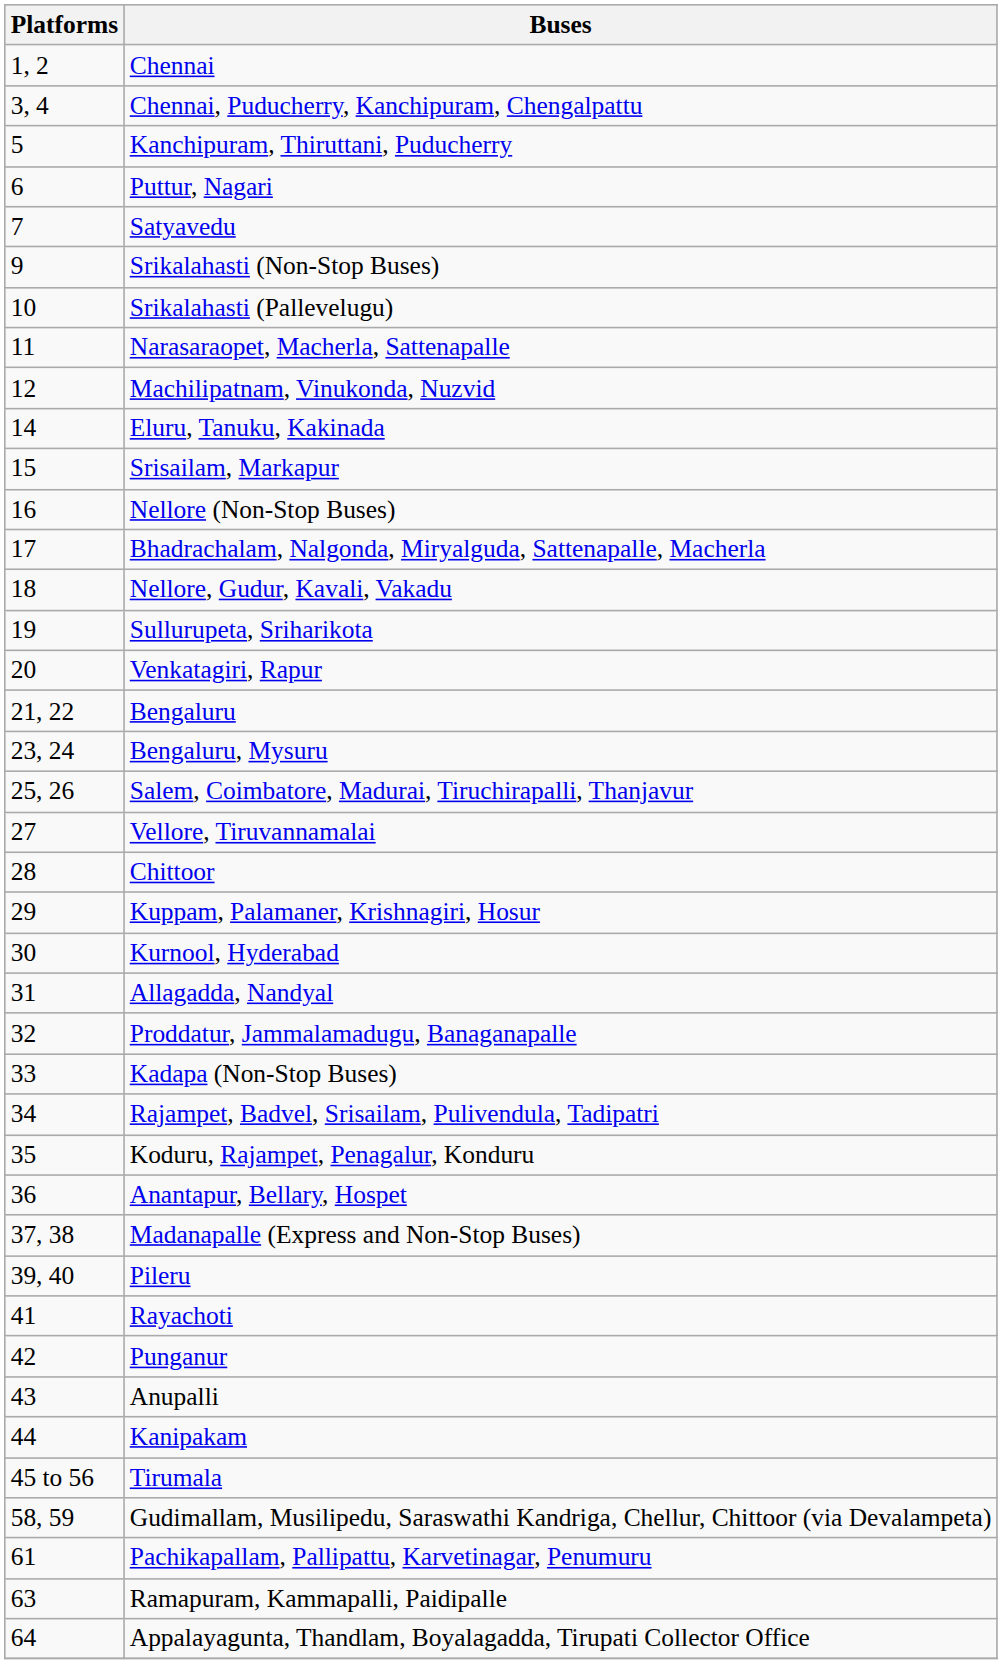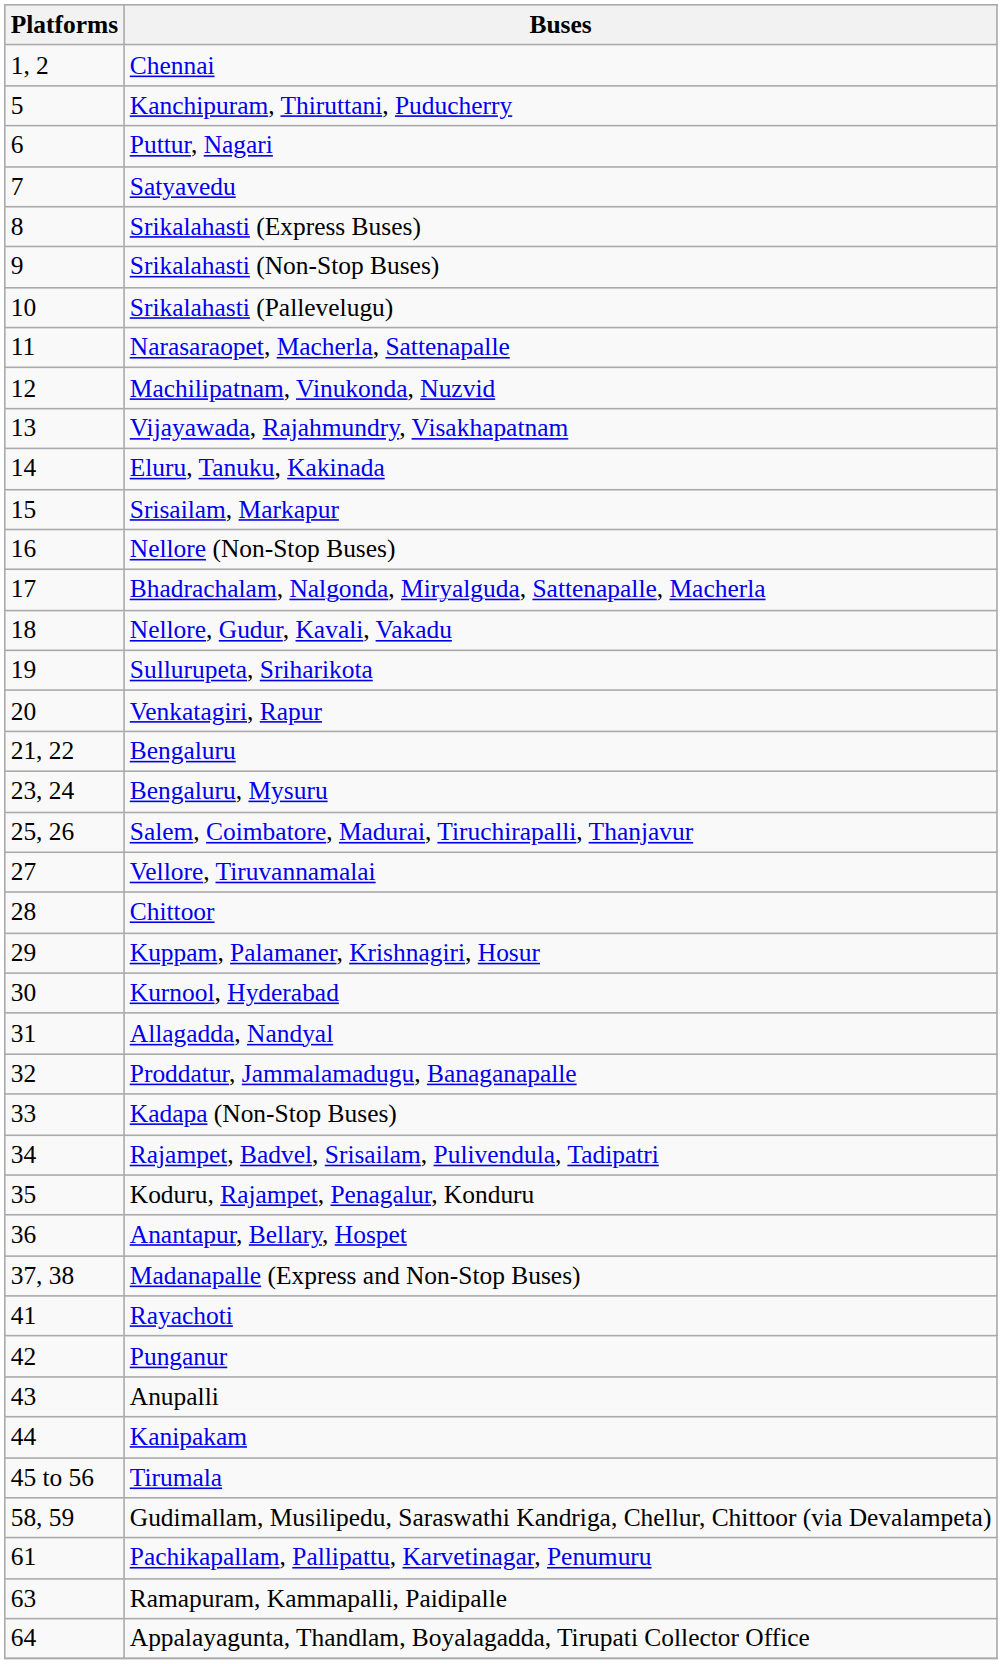- row: (386, 105)
+ row: (275, 226)
+ row: (349, 428)
- row: (160, 1275)
